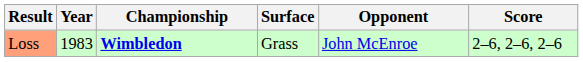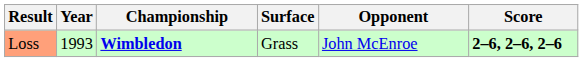(77, 43) 1983 -> (77, 43) 1993
(517, 43) normal -> (517, 43) bold
